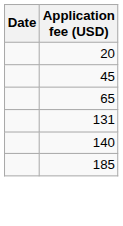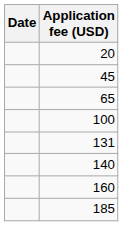+ row: (104, 120)
+ row: (104, 187)
